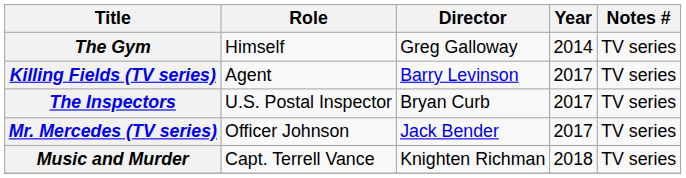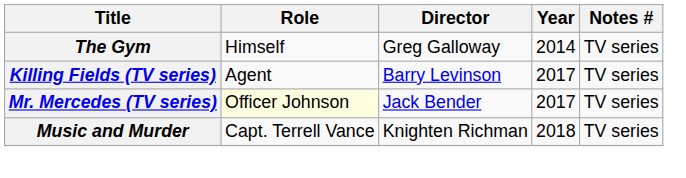- row: (113, 103)
(287, 131) no background -> (287, 103) lightyellow background
